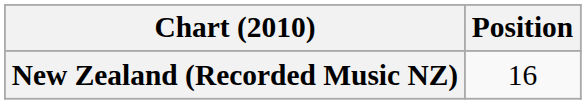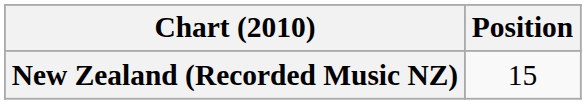(522, 74) 16 -> (522, 74) 15
